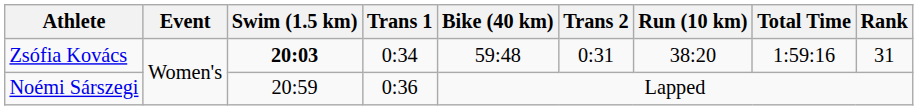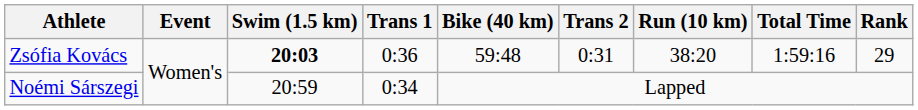(400, 55) 0:34 -> (400, 55) 0:36
(884, 55) 31 -> (884, 55) 29
(400, 88) 0:36 -> (400, 88) 0:34
